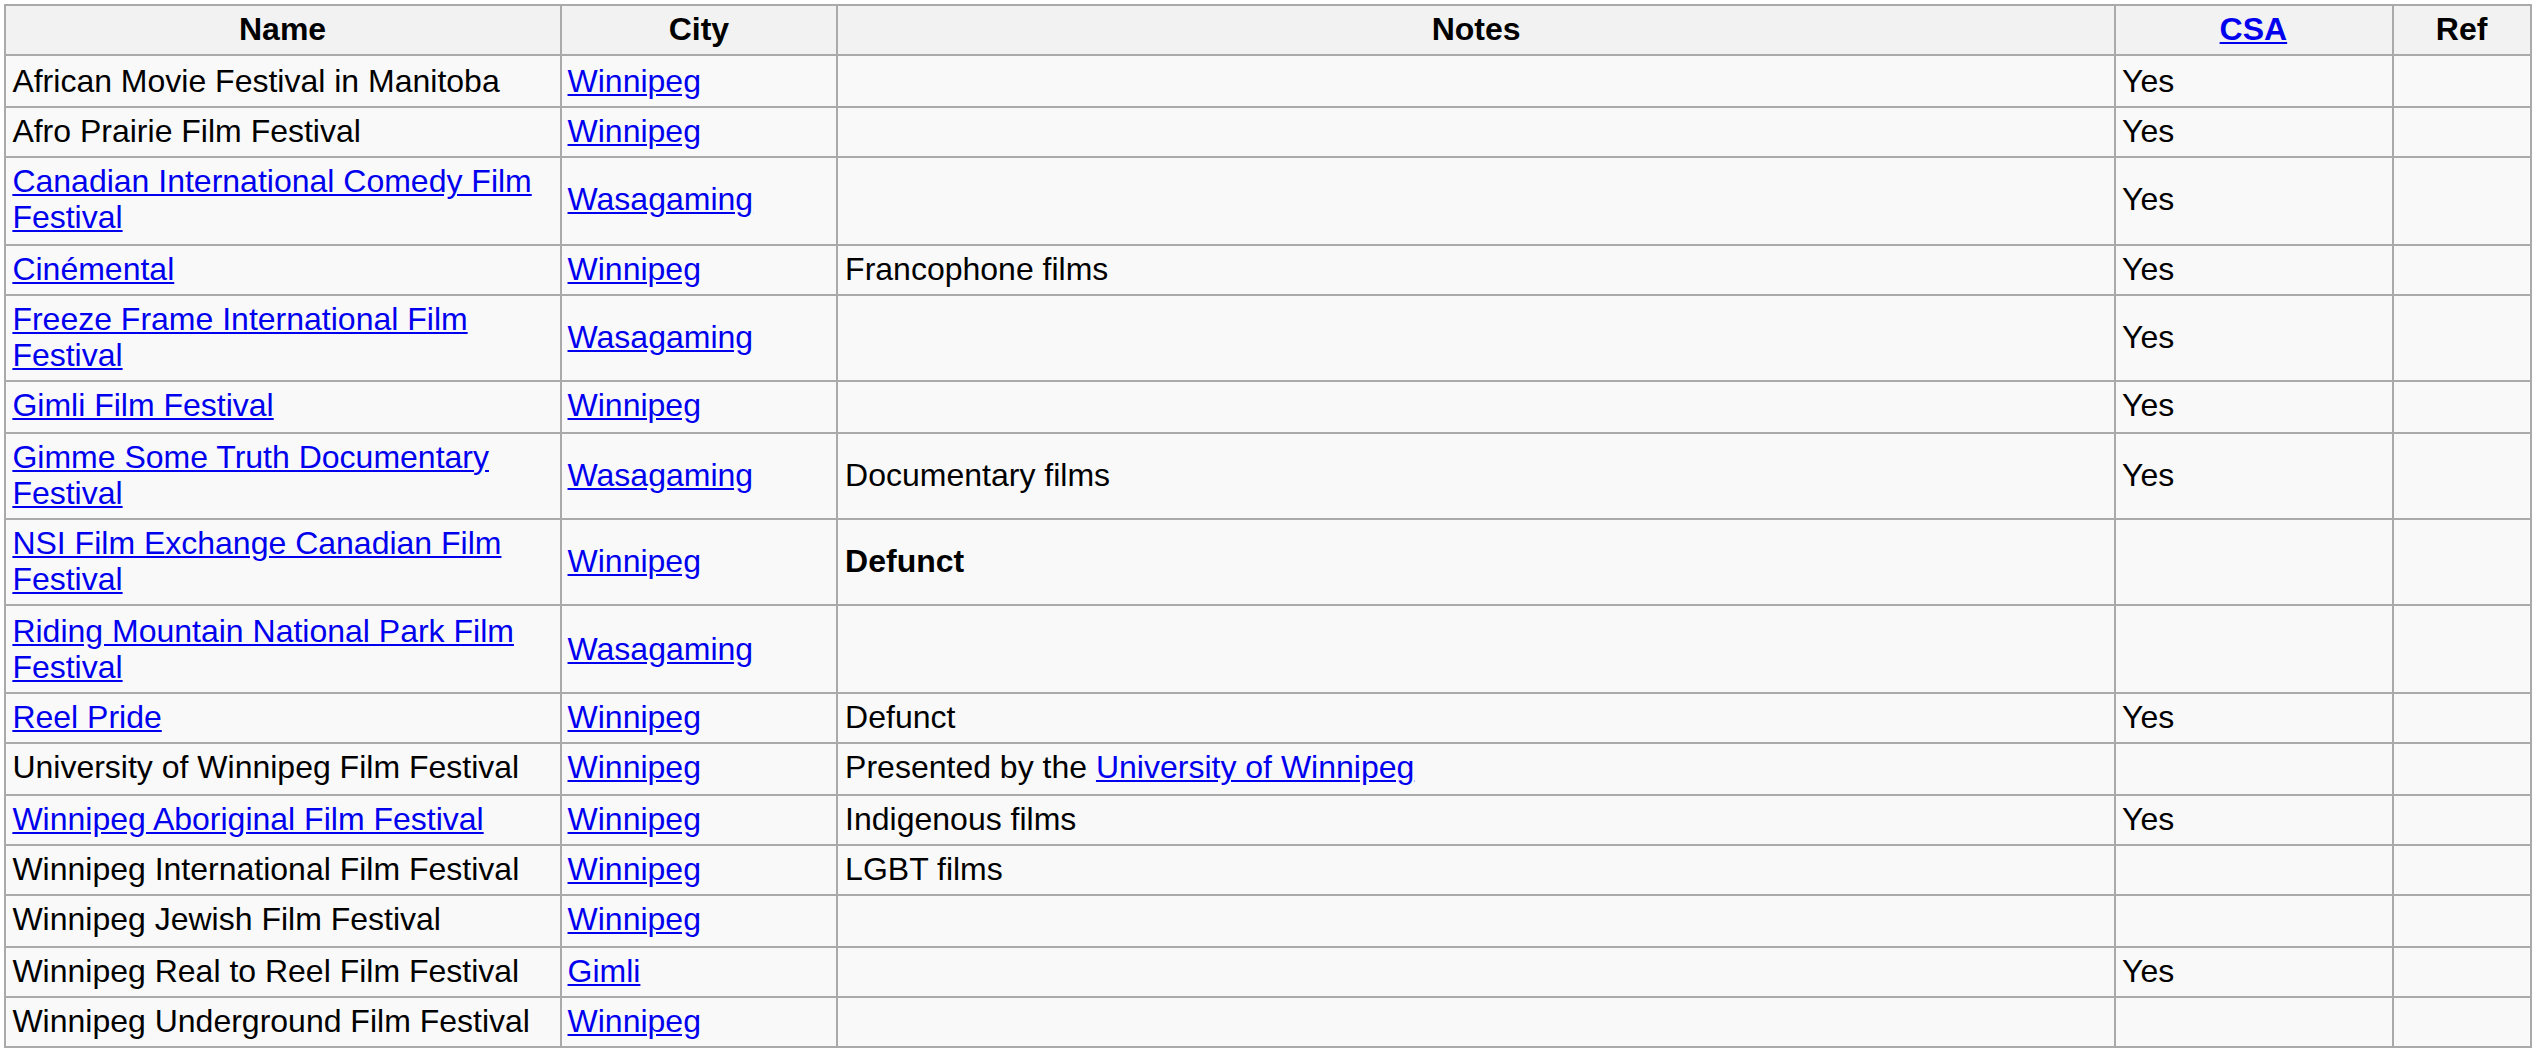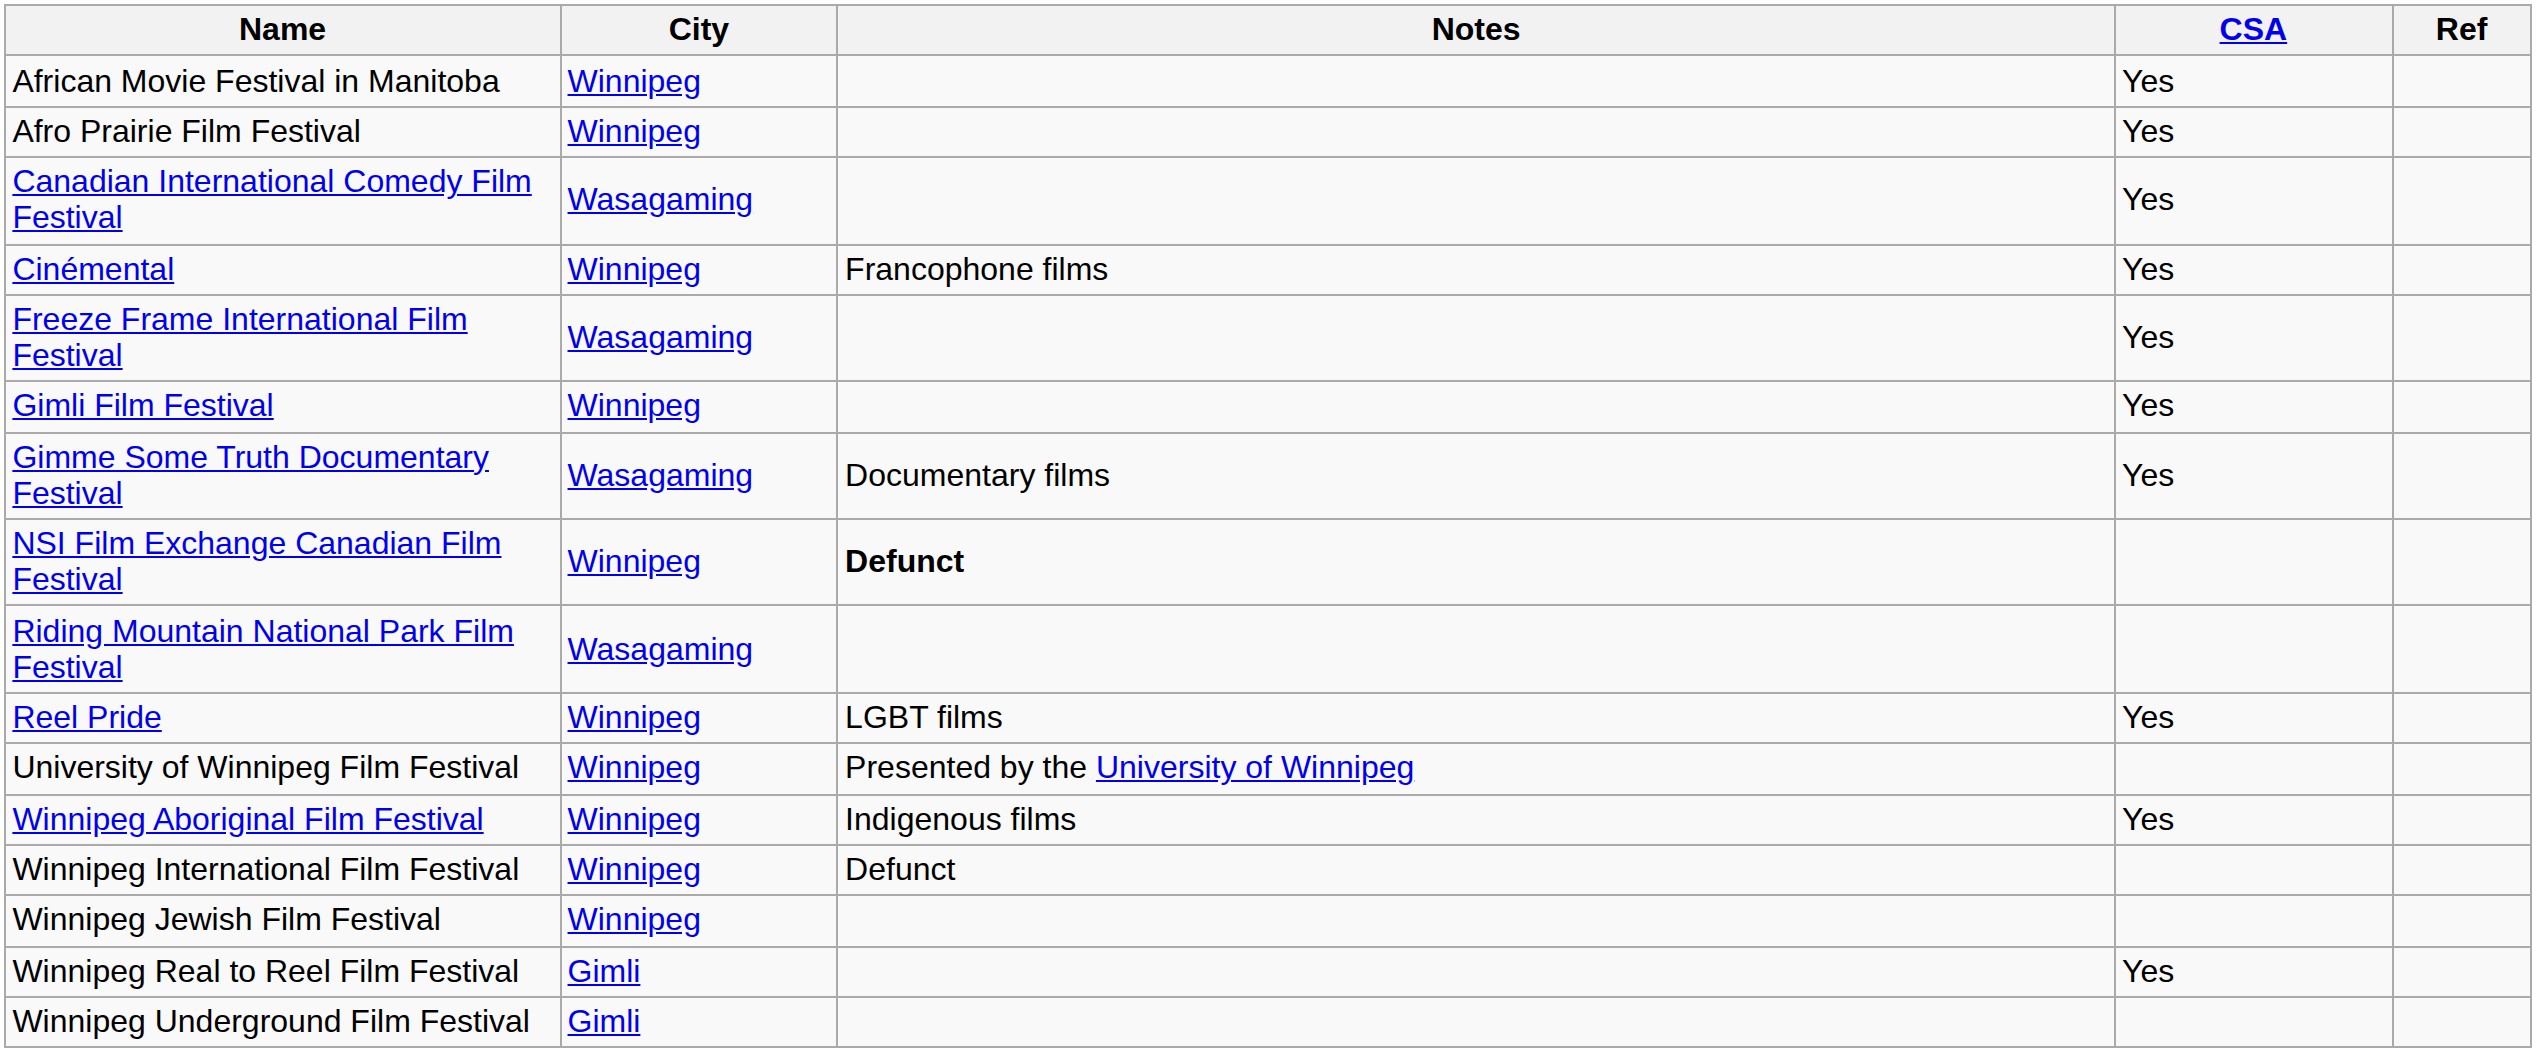(900, 717) Defunct -> (924, 717) LGBT films
(924, 869) LGBT films -> (900, 869) Defunct
(634, 1021) Winnipeg -> (604, 1021) Gimli
